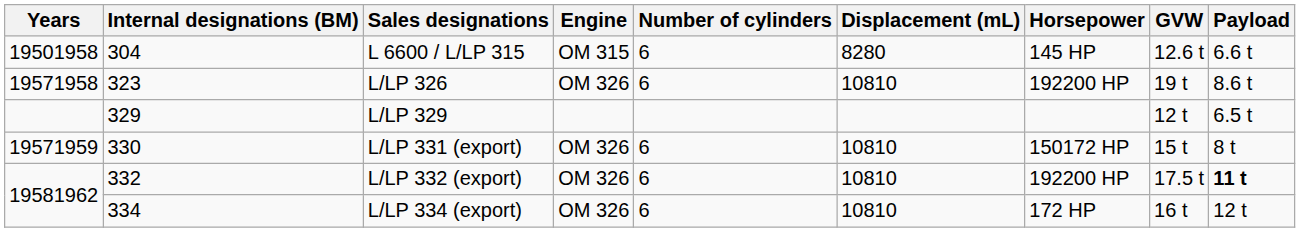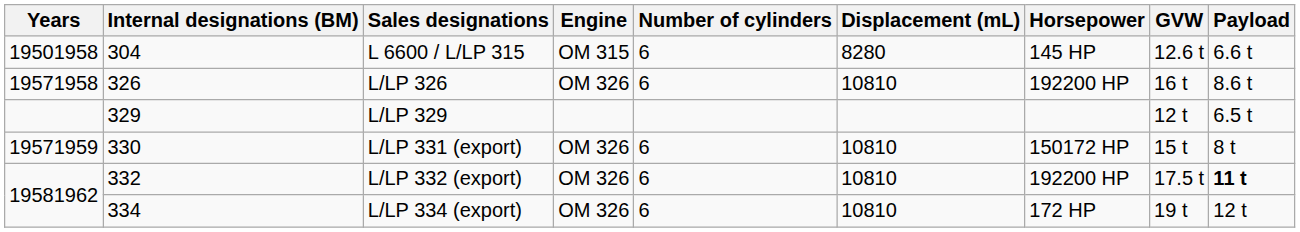(124, 83) 323 -> (124, 83) 326
(1171, 83) 19 t -> (1171, 83) 16 t
(1171, 210) 16 t -> (1171, 210) 19 t
